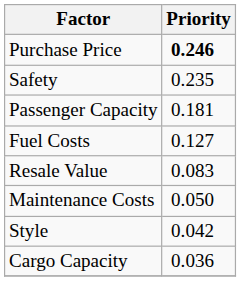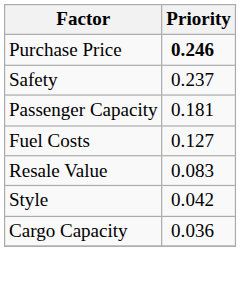(190, 79) 0.235 -> (190, 79) 0.237
- row: (82, 200)
